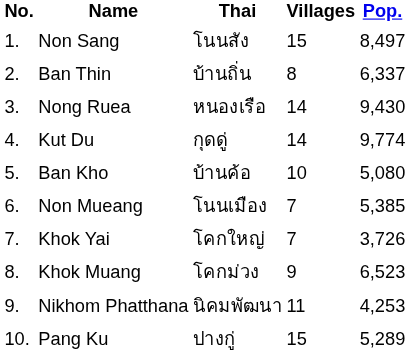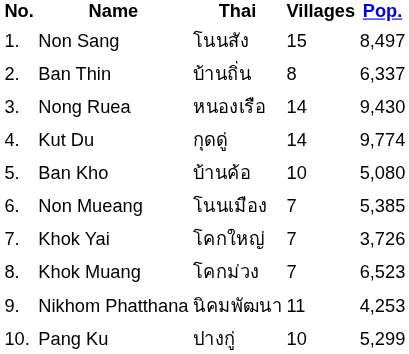(292, 272) 9 -> (292, 272) 7
(297, 338) 15 -> (297, 338) 10
(382, 338) 5,289 -> (382, 338) 5,299
